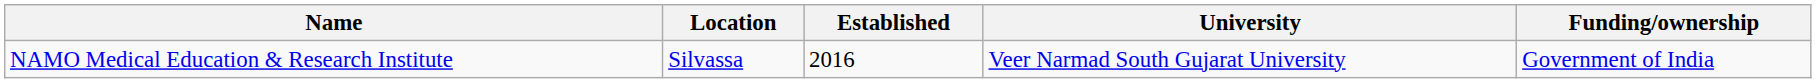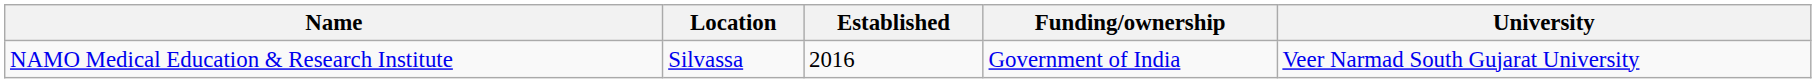columns swapped: (1250, 22) <-> (1664, 22)
